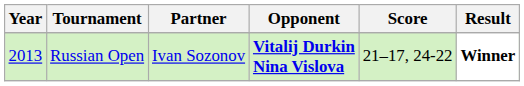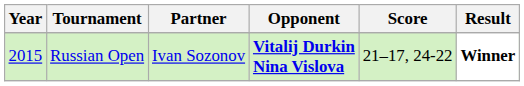(25, 56) 2013 -> (25, 56) 2015
